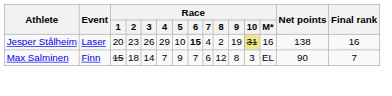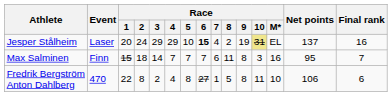(134, 43) 23 -> (142, 43) 24
(149, 43) 26 -> (157, 43) 29
(268, 43) 16 -> (275, 43) EL
(302, 43) 138 -> (310, 43) 137
(180, 58) 9 -> (188, 58) 7
(221, 58) 12 -> (229, 58) 11
(268, 58) EL -> (275, 58) 16
(302, 58) 90 -> (310, 58) 95
+ row: (46, 79)
